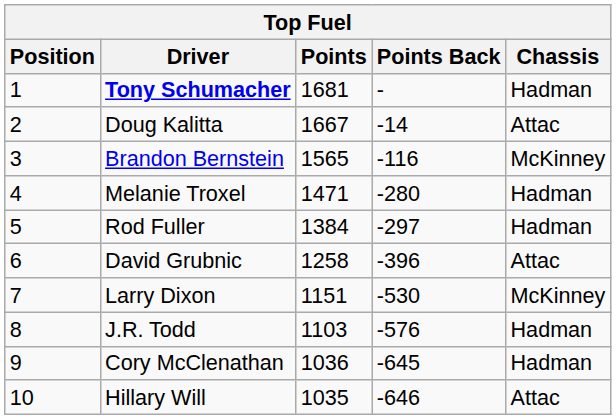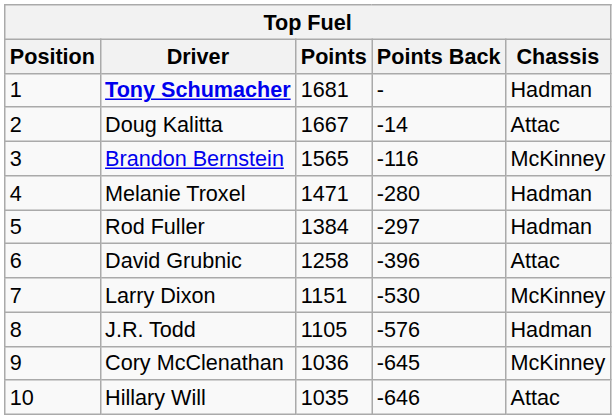(324, 329) 1103 -> (324, 329) 1105
(551, 363) Hadman -> (558, 363) McKinney
